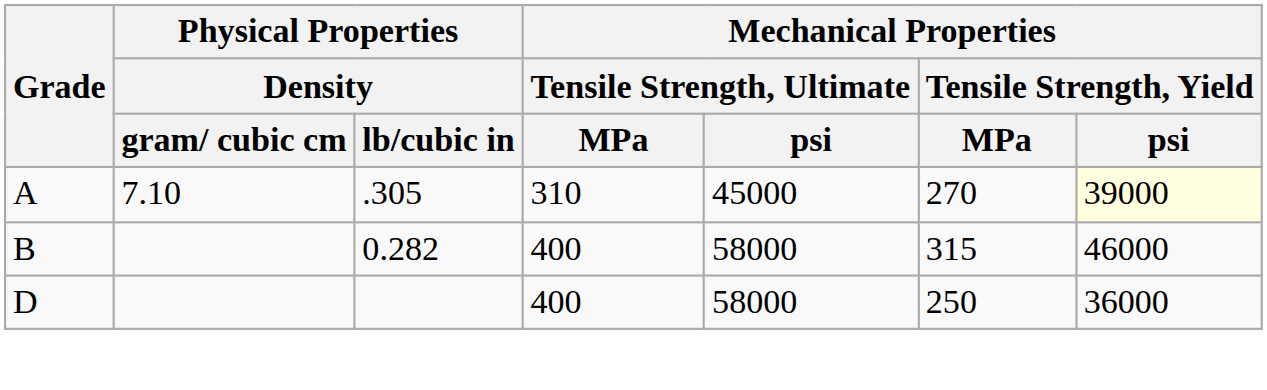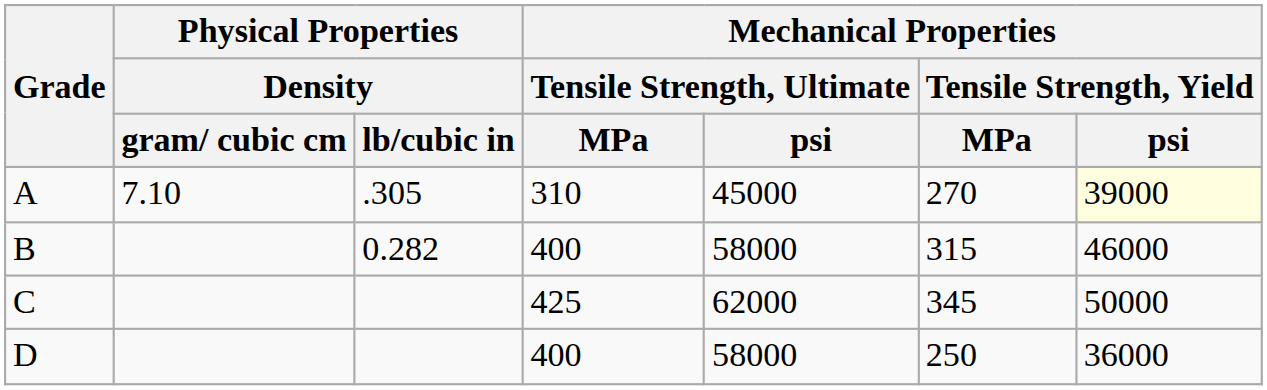+ row: (24, 301)
